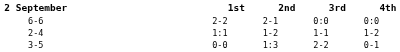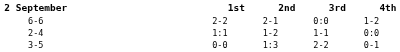(371, 21) 0:0 -> (371, 21) 1-2
(371, 33) 1-2 -> (371, 33) 0:0
